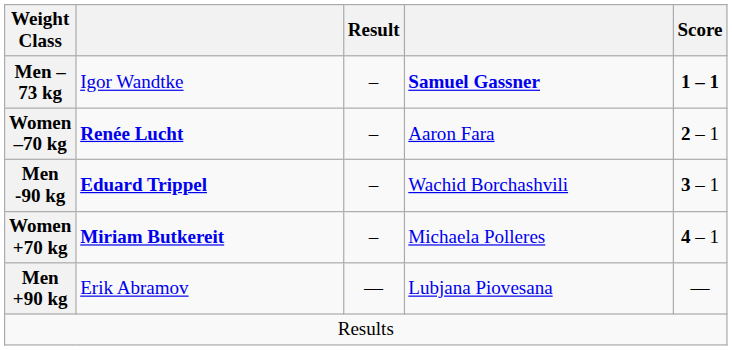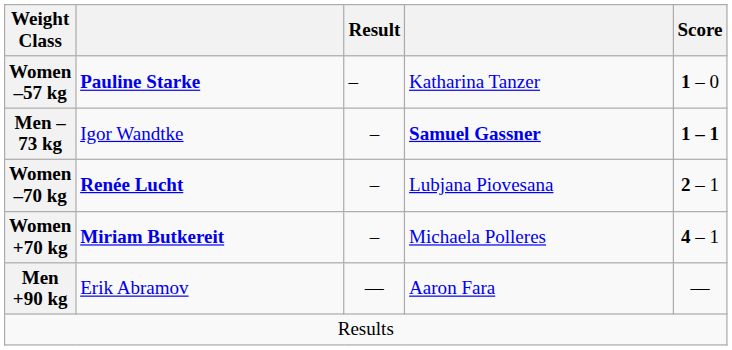+ row: (40, 81)
(451, 133) Aaron Fara -> (481, 185) Lubjana Piovesana
- row: (40, 185)
(480, 288) Lubjana Piovesana -> (452, 288) Aaron Fara
